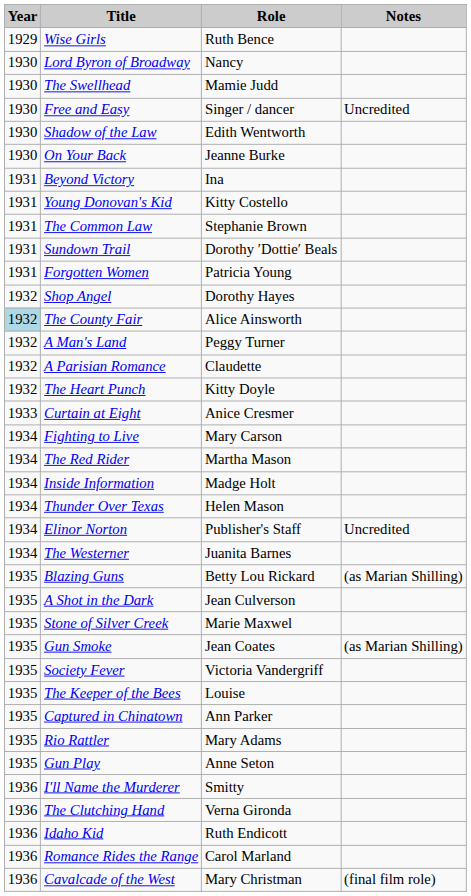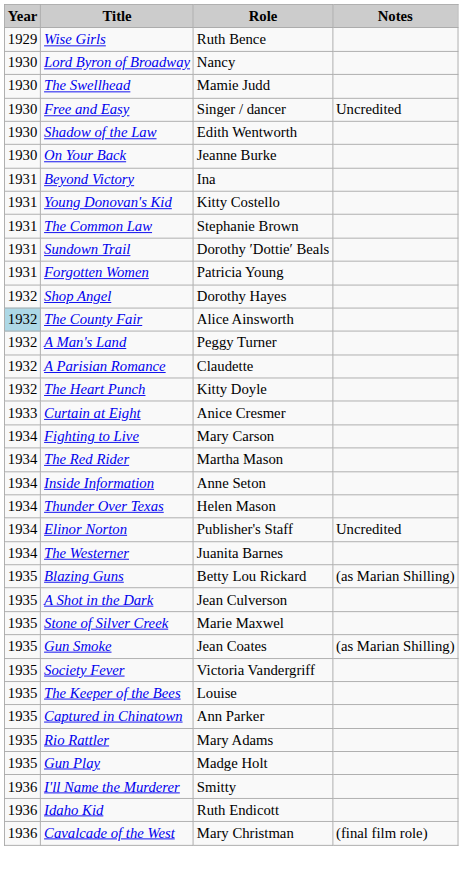(240, 483) Madge Holt -> (231, 483) Anne Seton
(240, 763) Anne Seton -> (232, 763) Madge Holt
- row: (104, 809)
- row: (121, 856)
